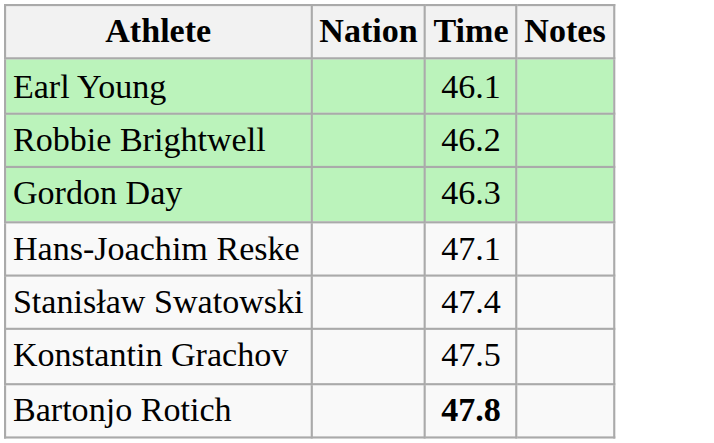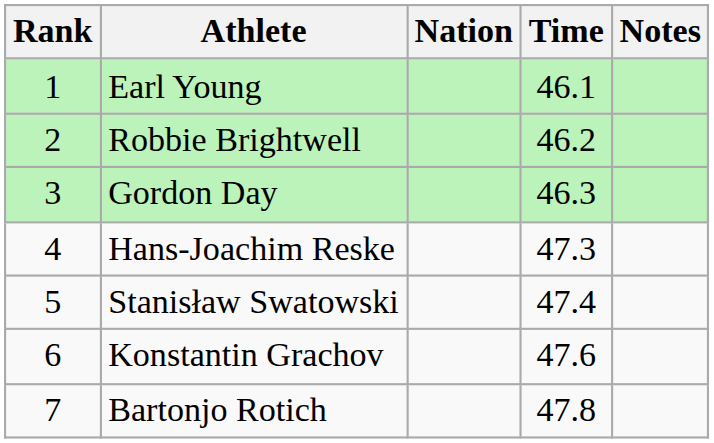+ column: (53, 31)
(471, 247) 47.1 -> (566, 247) 47.3
(471, 355) 47.5 -> (566, 355) 47.6
(471, 409) bold -> (566, 409) normal
